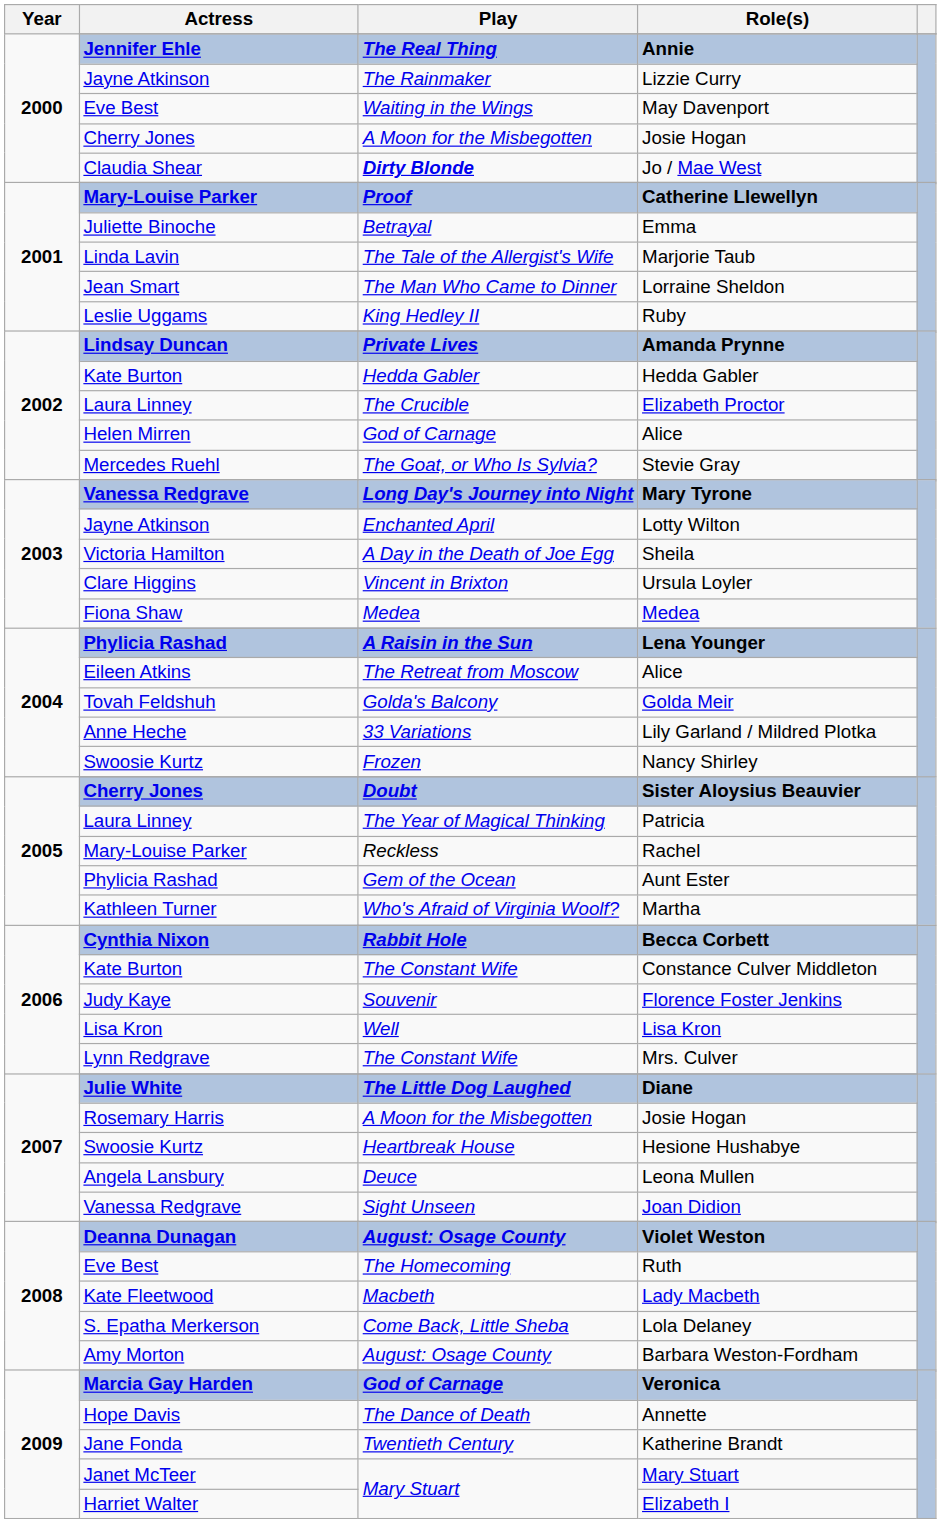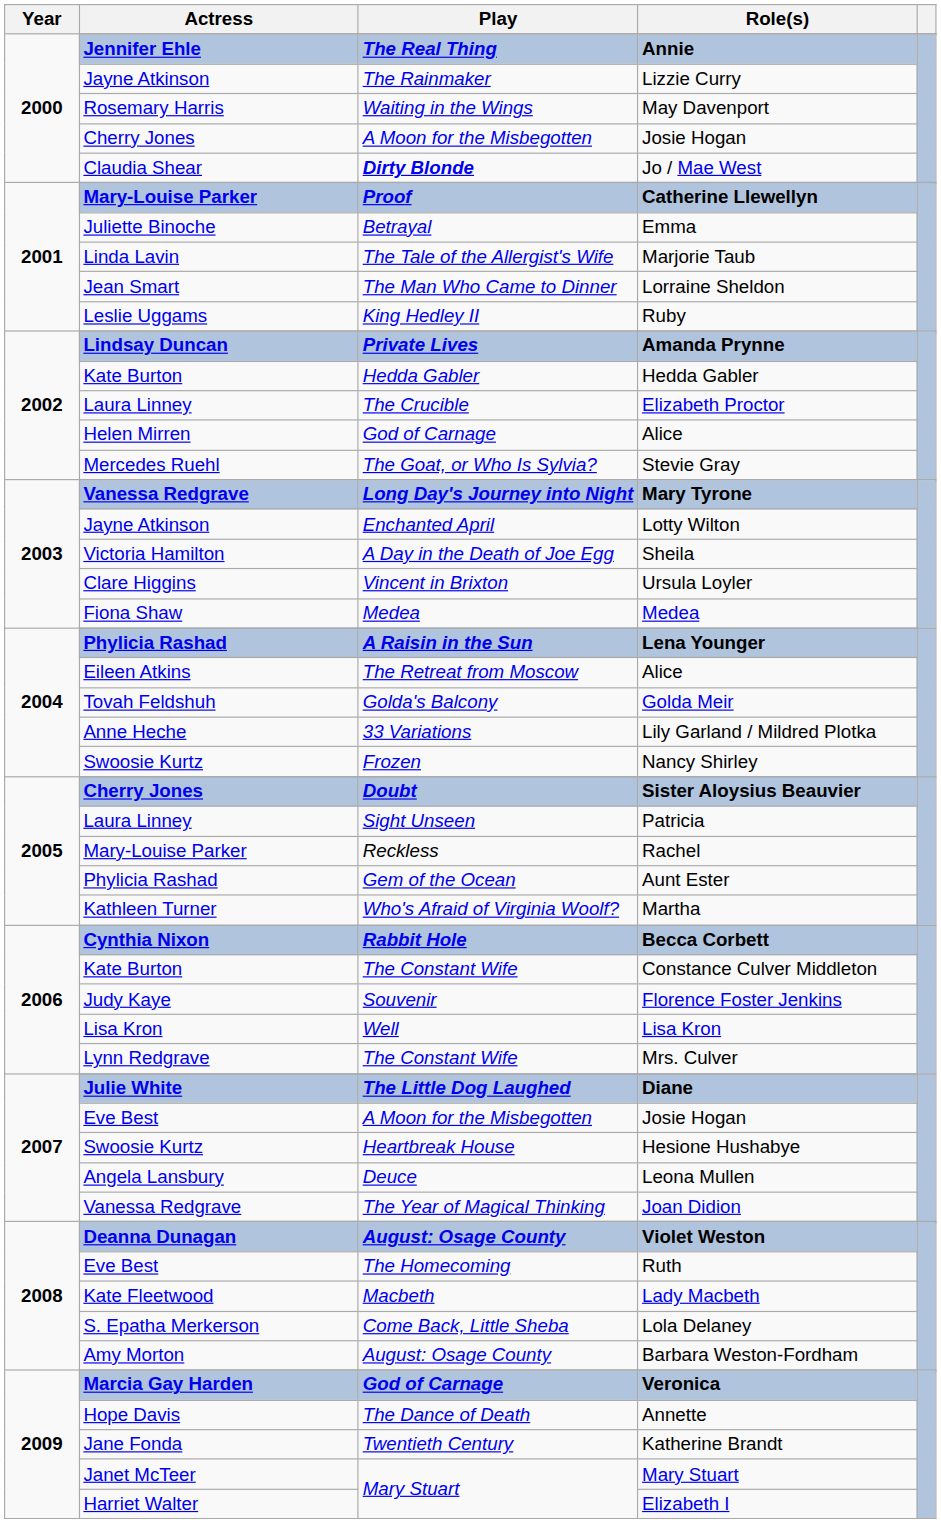(121, 108) Eve Best -> (154, 108) Rosemary Harris
(484, 820) The Year of Magical Thinking -> (419, 820) Sight Unseen
(154, 1117) Rosemary Harris -> (121, 1117) Eve Best
(419, 1206) Sight Unseen -> (484, 1206) The Year of Magical Thinking
